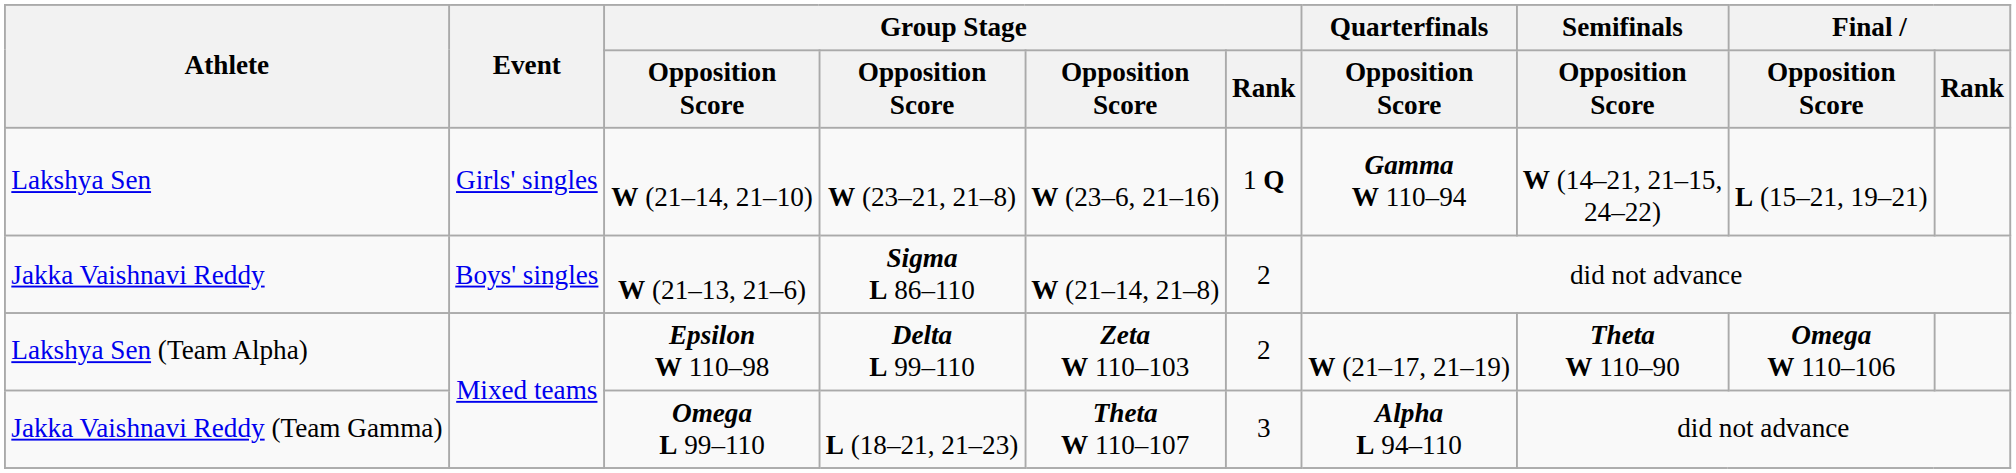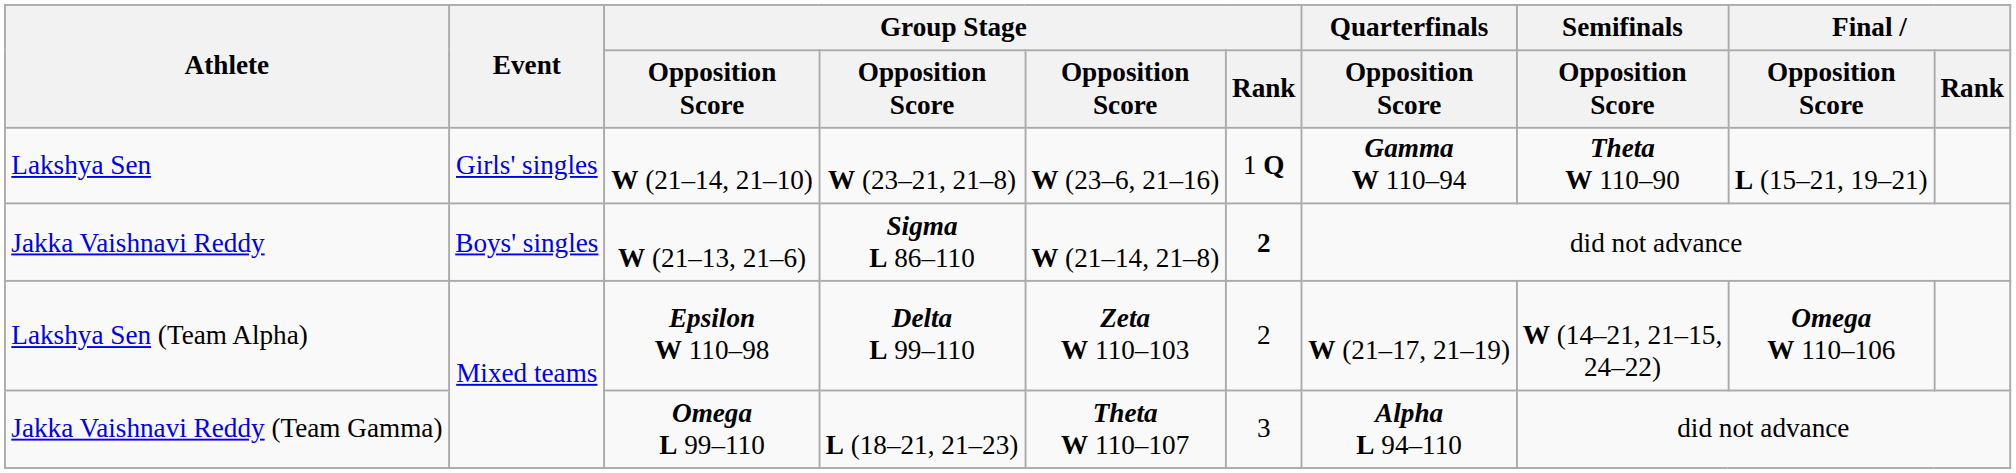(1622, 197) W (14–21, 21–15, 24–22) -> (1622, 165) Theta W 110–90
(1264, 274) normal -> (1264, 242) bold
(1622, 351) Theta W 110–90 -> (1622, 351) W (14–21, 21–15, 24–22)
